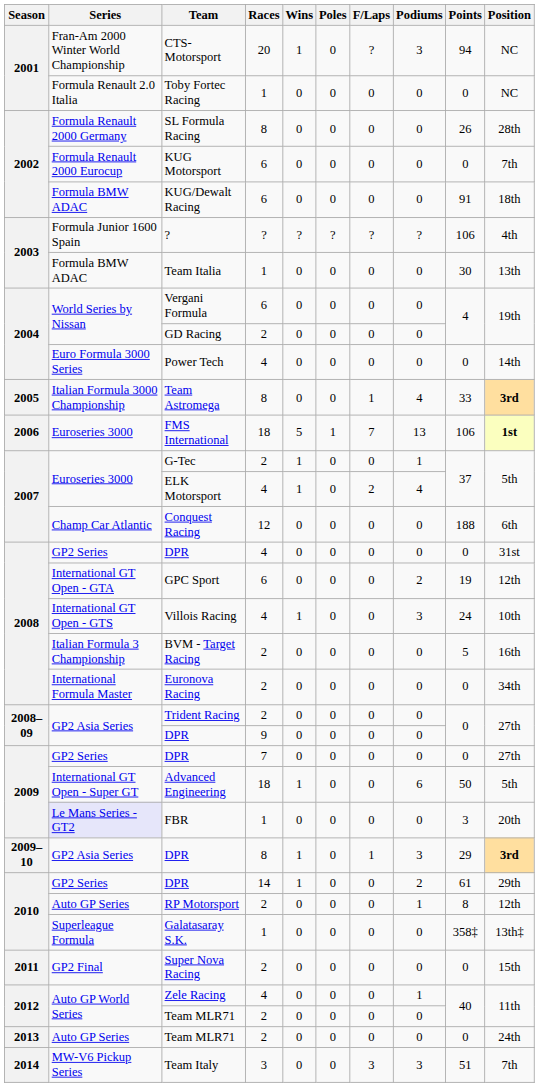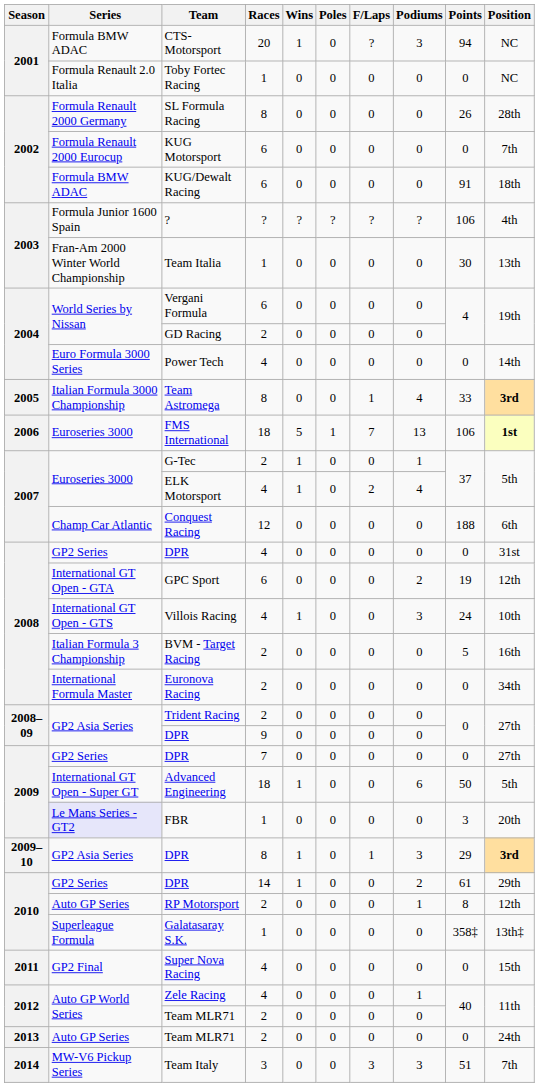(89, 50) Fran-Am 2000 Winter World Championship -> (90, 43) Formula BMW ADAC
(90, 270) Formula BMW ADAC -> (89, 263) Fran-Am 2000 Winter World Championship
(264, 967) 2 -> (264, 967) 4
